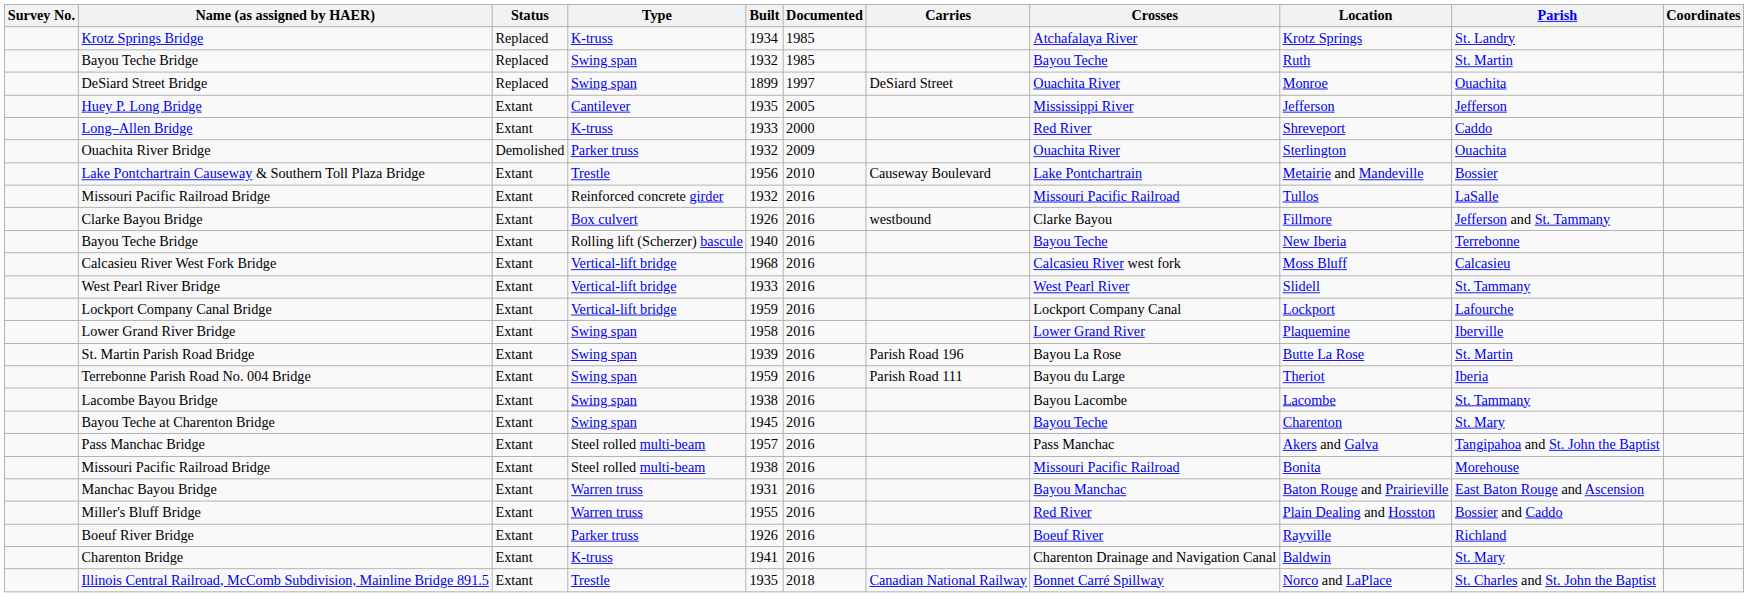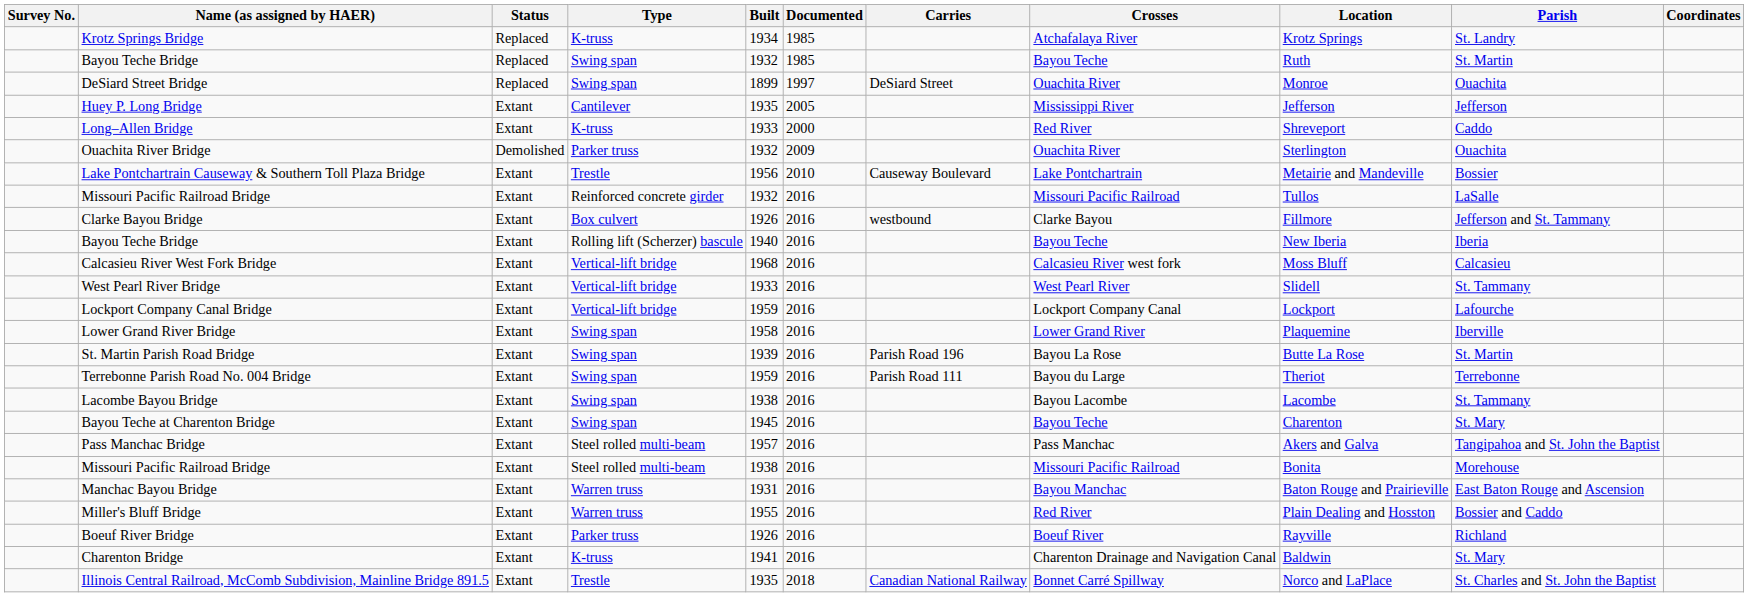(1487, 241) Terrebonne -> (1472, 241) Iberia
(1472, 377) Iberia -> (1487, 377) Terrebonne
